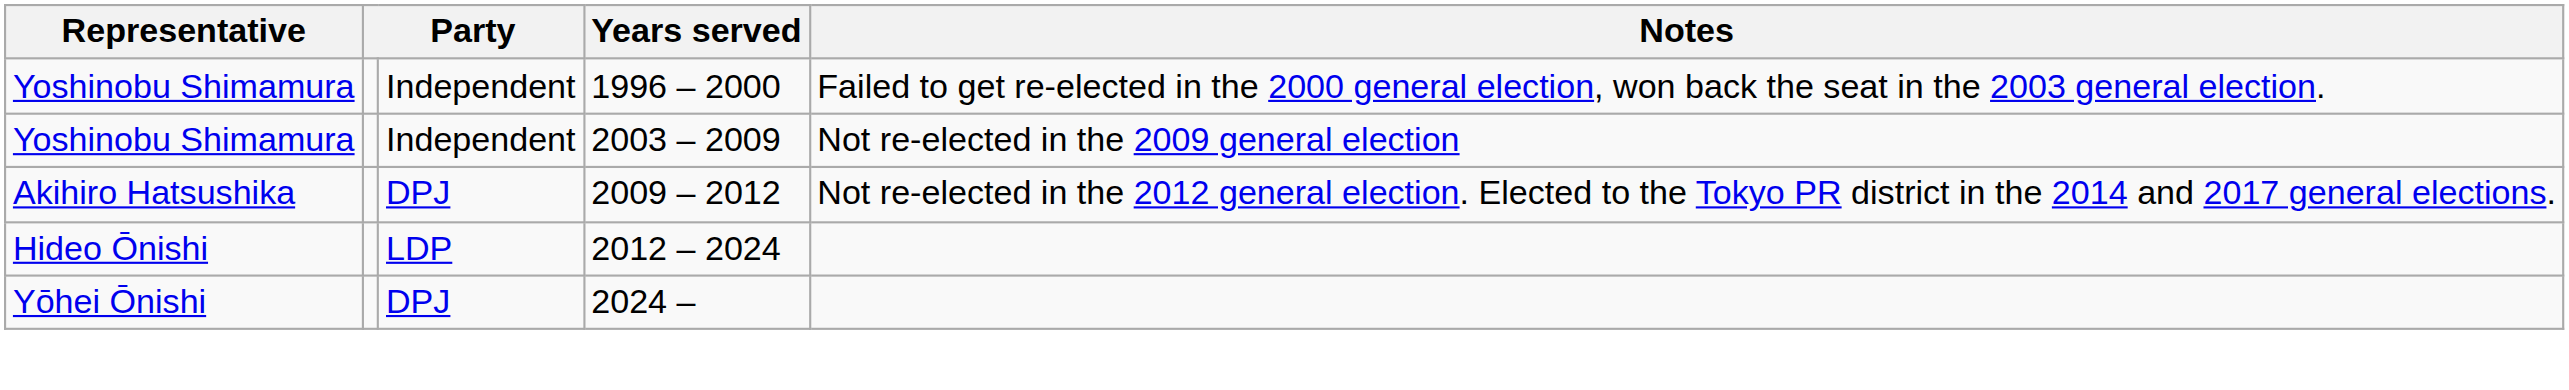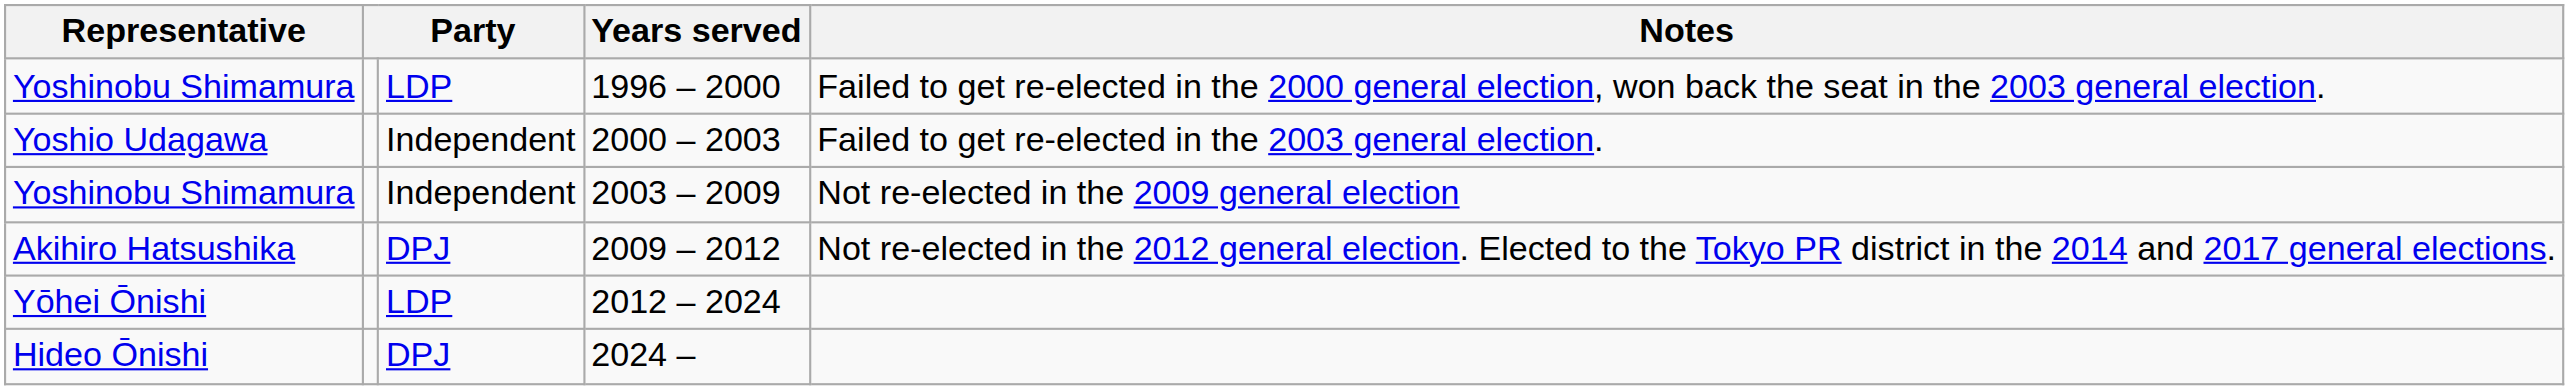(481, 85) Independent -> (419, 85) LDP
+ row: (686, 139)
(110, 247) Hideo Ōnishi -> (110, 301) Yōhei Ōnishi
(110, 301) Yōhei Ōnishi -> (110, 355) Hideo Ōnishi
